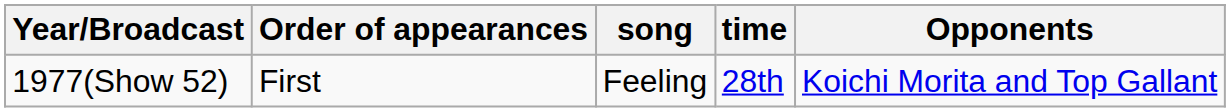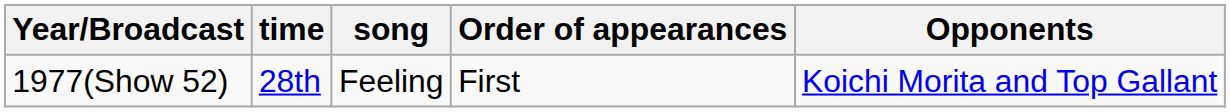columns swapped: (755, 29) <-> (423, 29)
